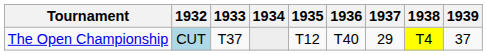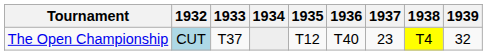(385, 39) 29 -> (385, 39) 23
(463, 39) 37 -> (463, 39) 32
